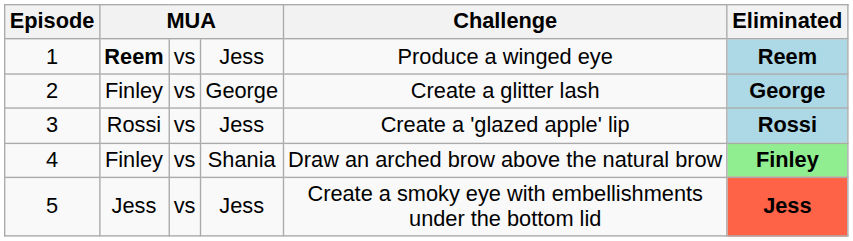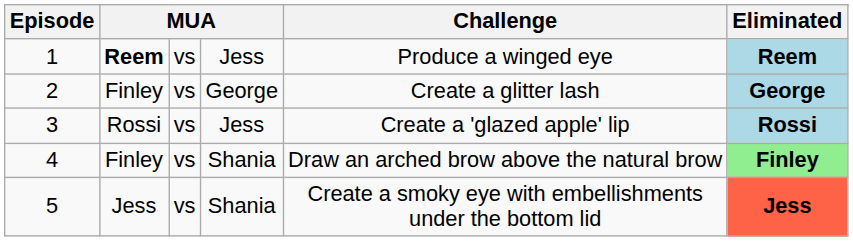(242, 206) Jess -> (242, 206) Shania
